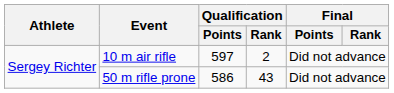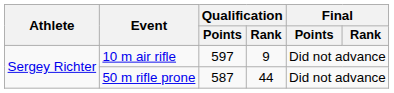(266, 57) 2 -> (266, 57) 9
(222, 78) 586 -> (222, 78) 587
(266, 78) 43 -> (266, 78) 44
